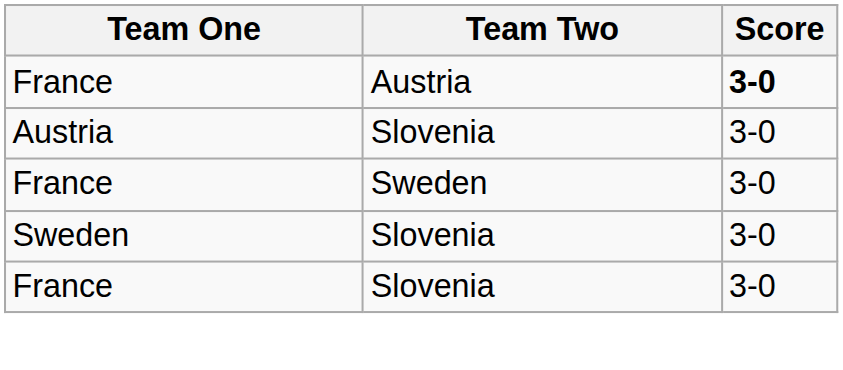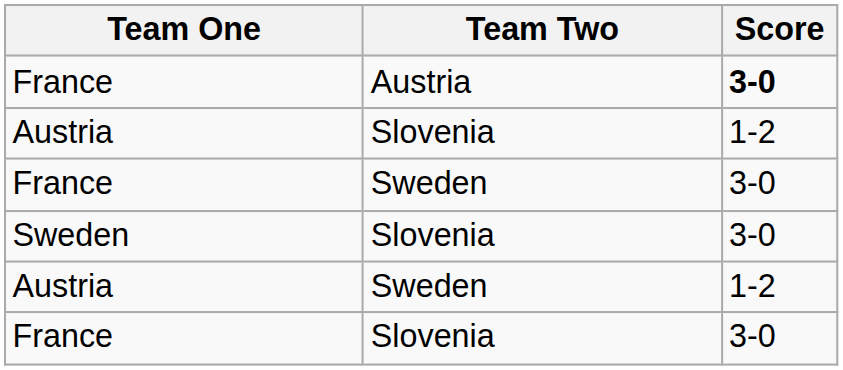(752, 132) 3-0 -> (752, 132) 1-2
+ row: (63, 286)
